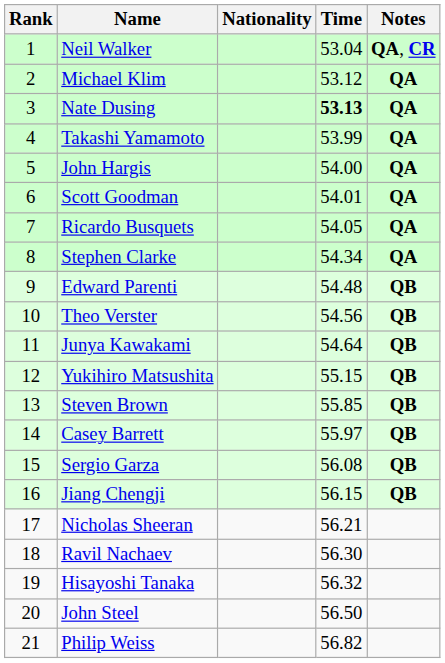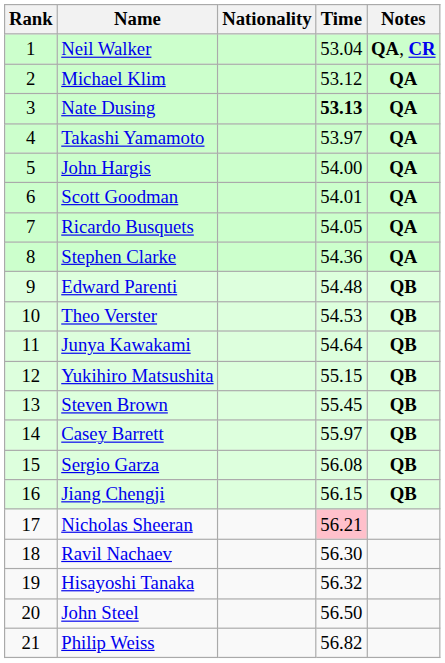(341, 138) 53.99 -> (341, 138) 53.97
(341, 256) 54.34 -> (341, 256) 54.36
(341, 316) 54.56 -> (341, 316) 54.53
(341, 405) 55.85 -> (341, 405) 55.45
(341, 524) no background -> (341, 524) pink background
